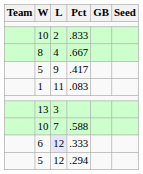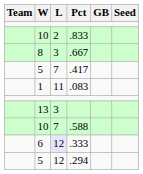(56, 52) 4 -> (56, 52) 3
(56, 69) 9 -> (56, 69) 7
